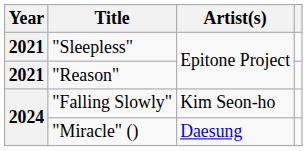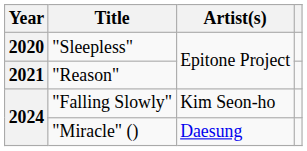(26, 46) 2021 -> (26, 46) 2020
